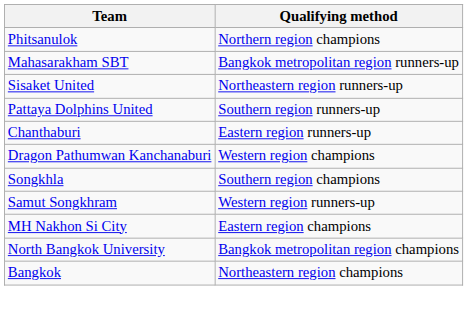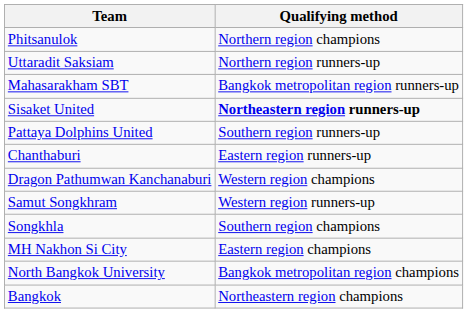+ row: (61, 62)
(311, 86) normal -> (319, 109) bold
rows swapped: (62, 202) <-> (36, 179)
